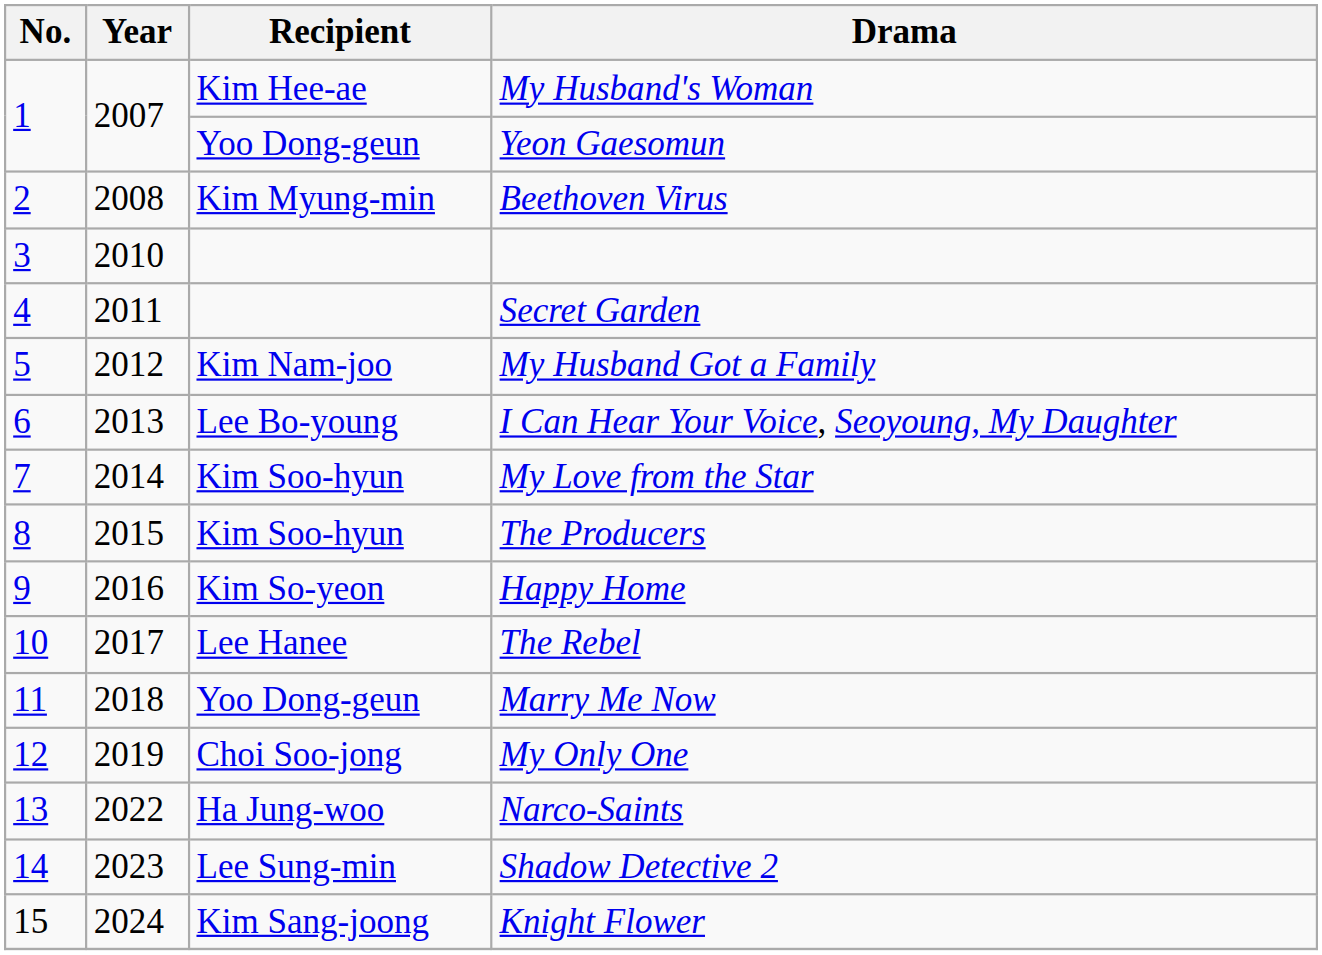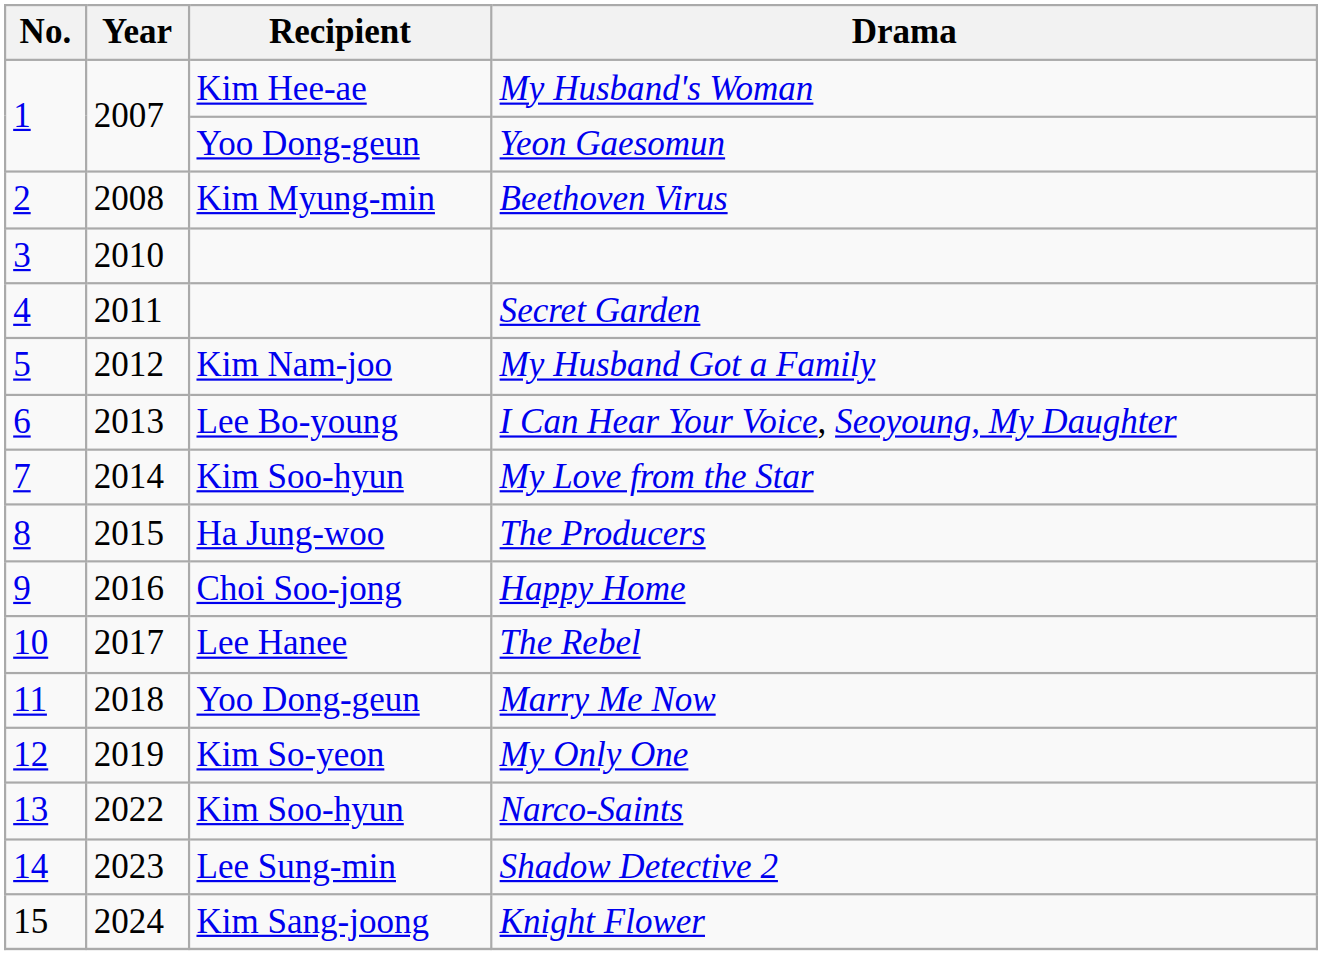(300, 532) Kim Soo-hyun -> (290, 532) Ha Jung-woo
(290, 587) Kim So-yeon -> (299, 587) Choi Soo-jong
(299, 754) Choi Soo-jong -> (290, 754) Kim So-yeon
(290, 810) Ha Jung-woo -> (300, 810) Kim Soo-hyun
